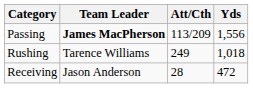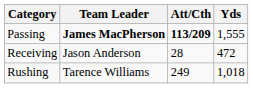(191, 33) normal -> (191, 33) bold
(231, 33) 1,556 -> (231, 33) 1,555
rows swapped: (28, 53) <-> (32, 72)
